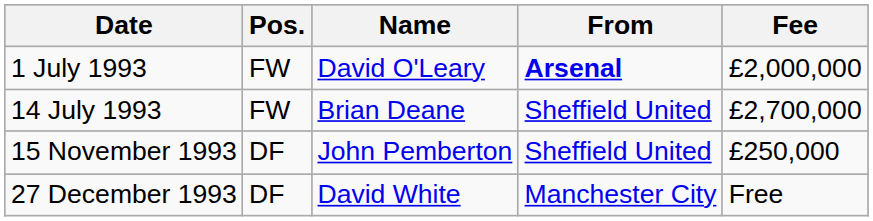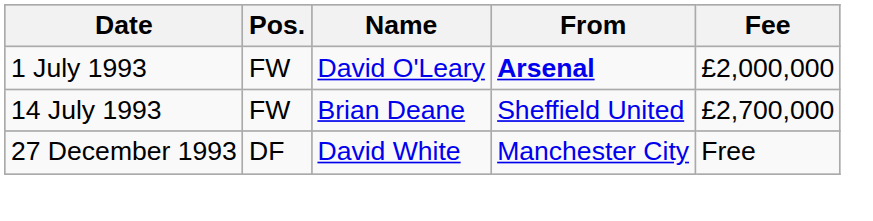- row: (124, 151)
